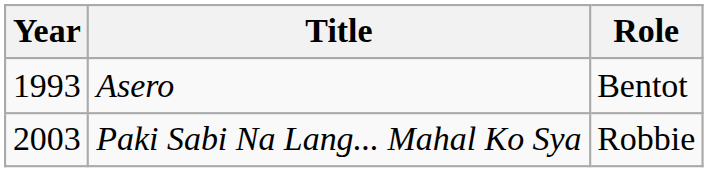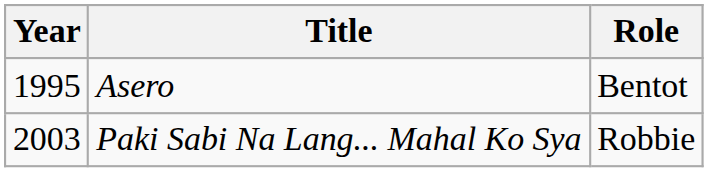(47, 85) 1993 -> (47, 85) 1995
